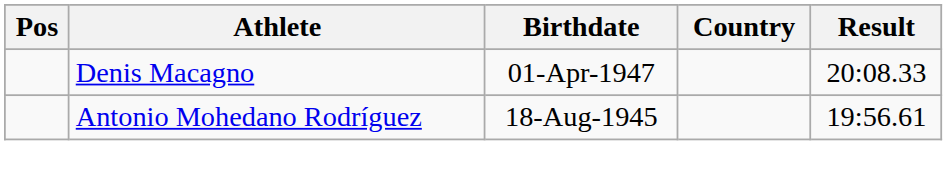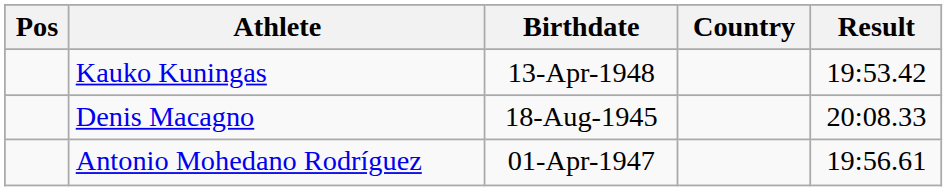+ row: (171, 71)
(581, 71) 01-Apr-1947 -> (581, 116) 18-Aug-1945
(581, 116) 18-Aug-1945 -> (581, 161) 01-Apr-1947
